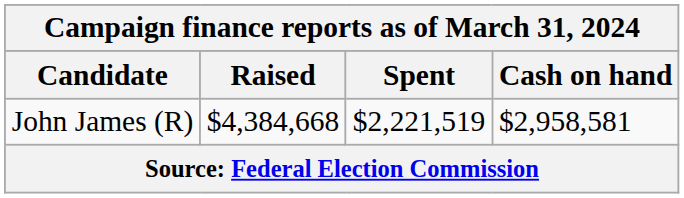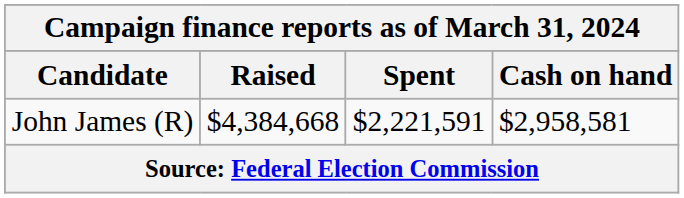(419, 121) $2,221,519 -> (419, 121) $2,221,591
